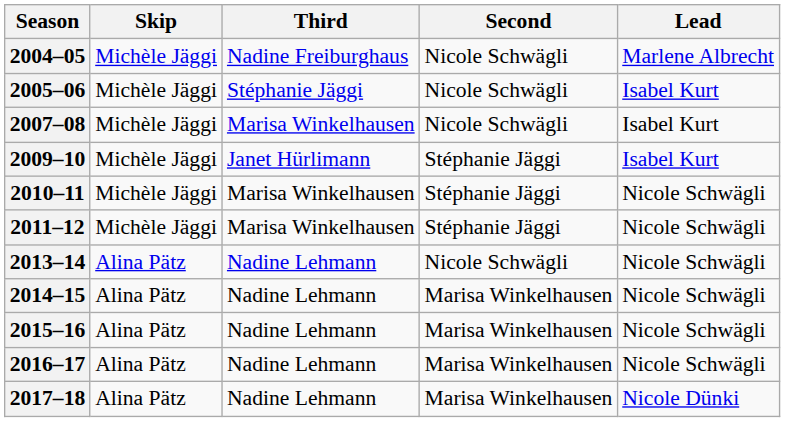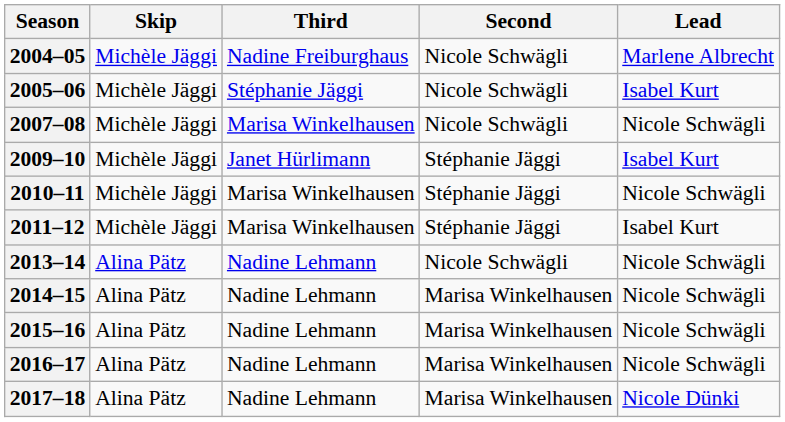(671, 124) Isabel Kurt -> (694, 124) Nicole Schwägli
(694, 227) Nicole Schwägli -> (671, 227) Isabel Kurt
